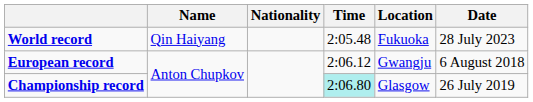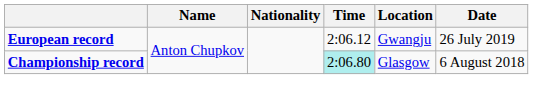- row: (50, 39)
(482, 62) 6 August 2018 -> (477, 39) 26 July 2019
(477, 85) 26 July 2019 -> (482, 62) 6 August 2018
